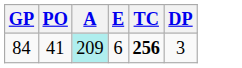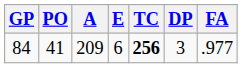+ column: (217, 18)
(90, 47) paleturquoise background -> (90, 47) no background
